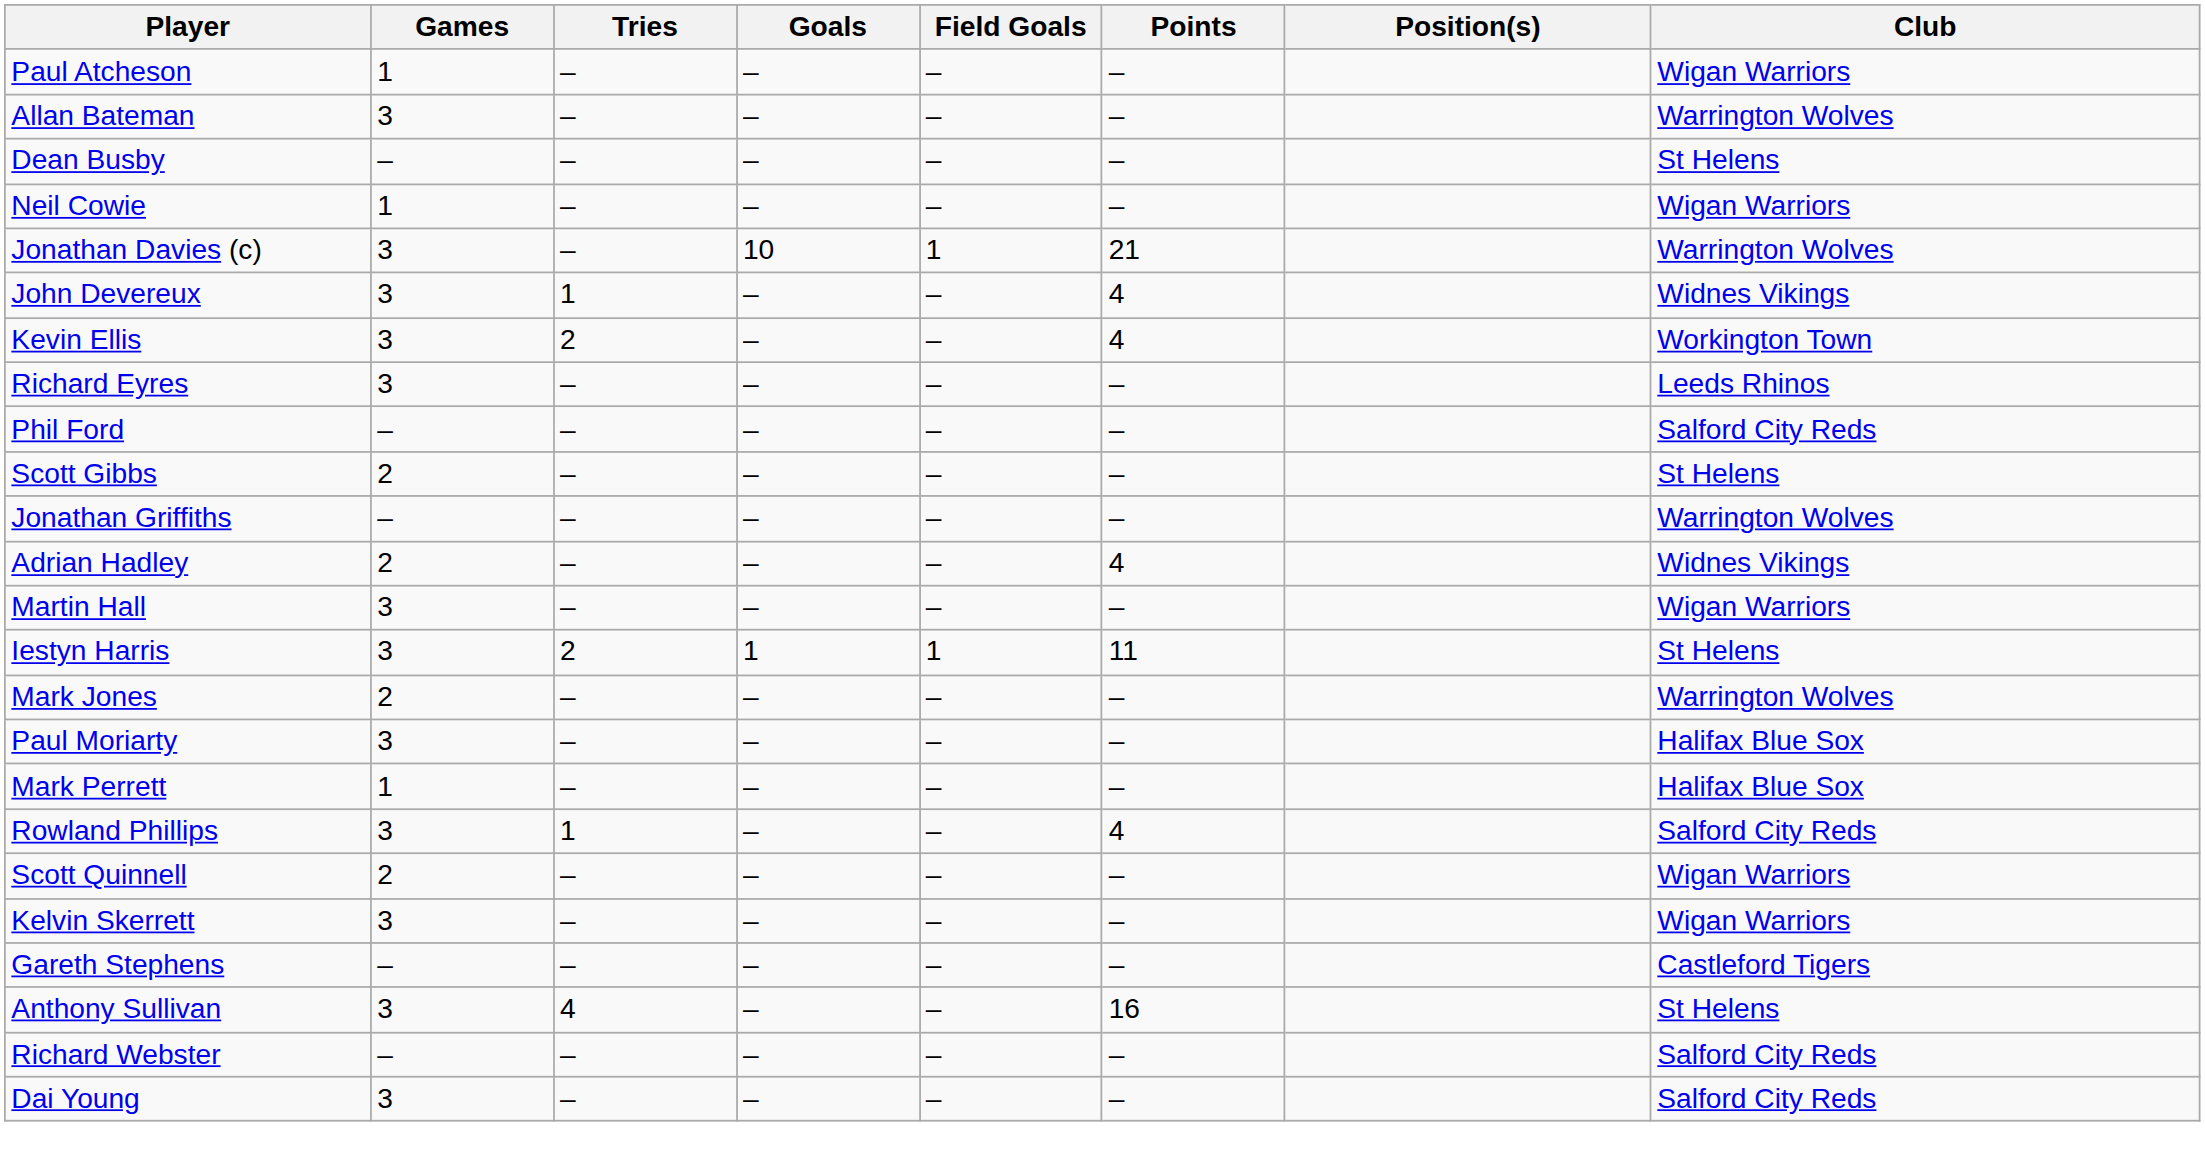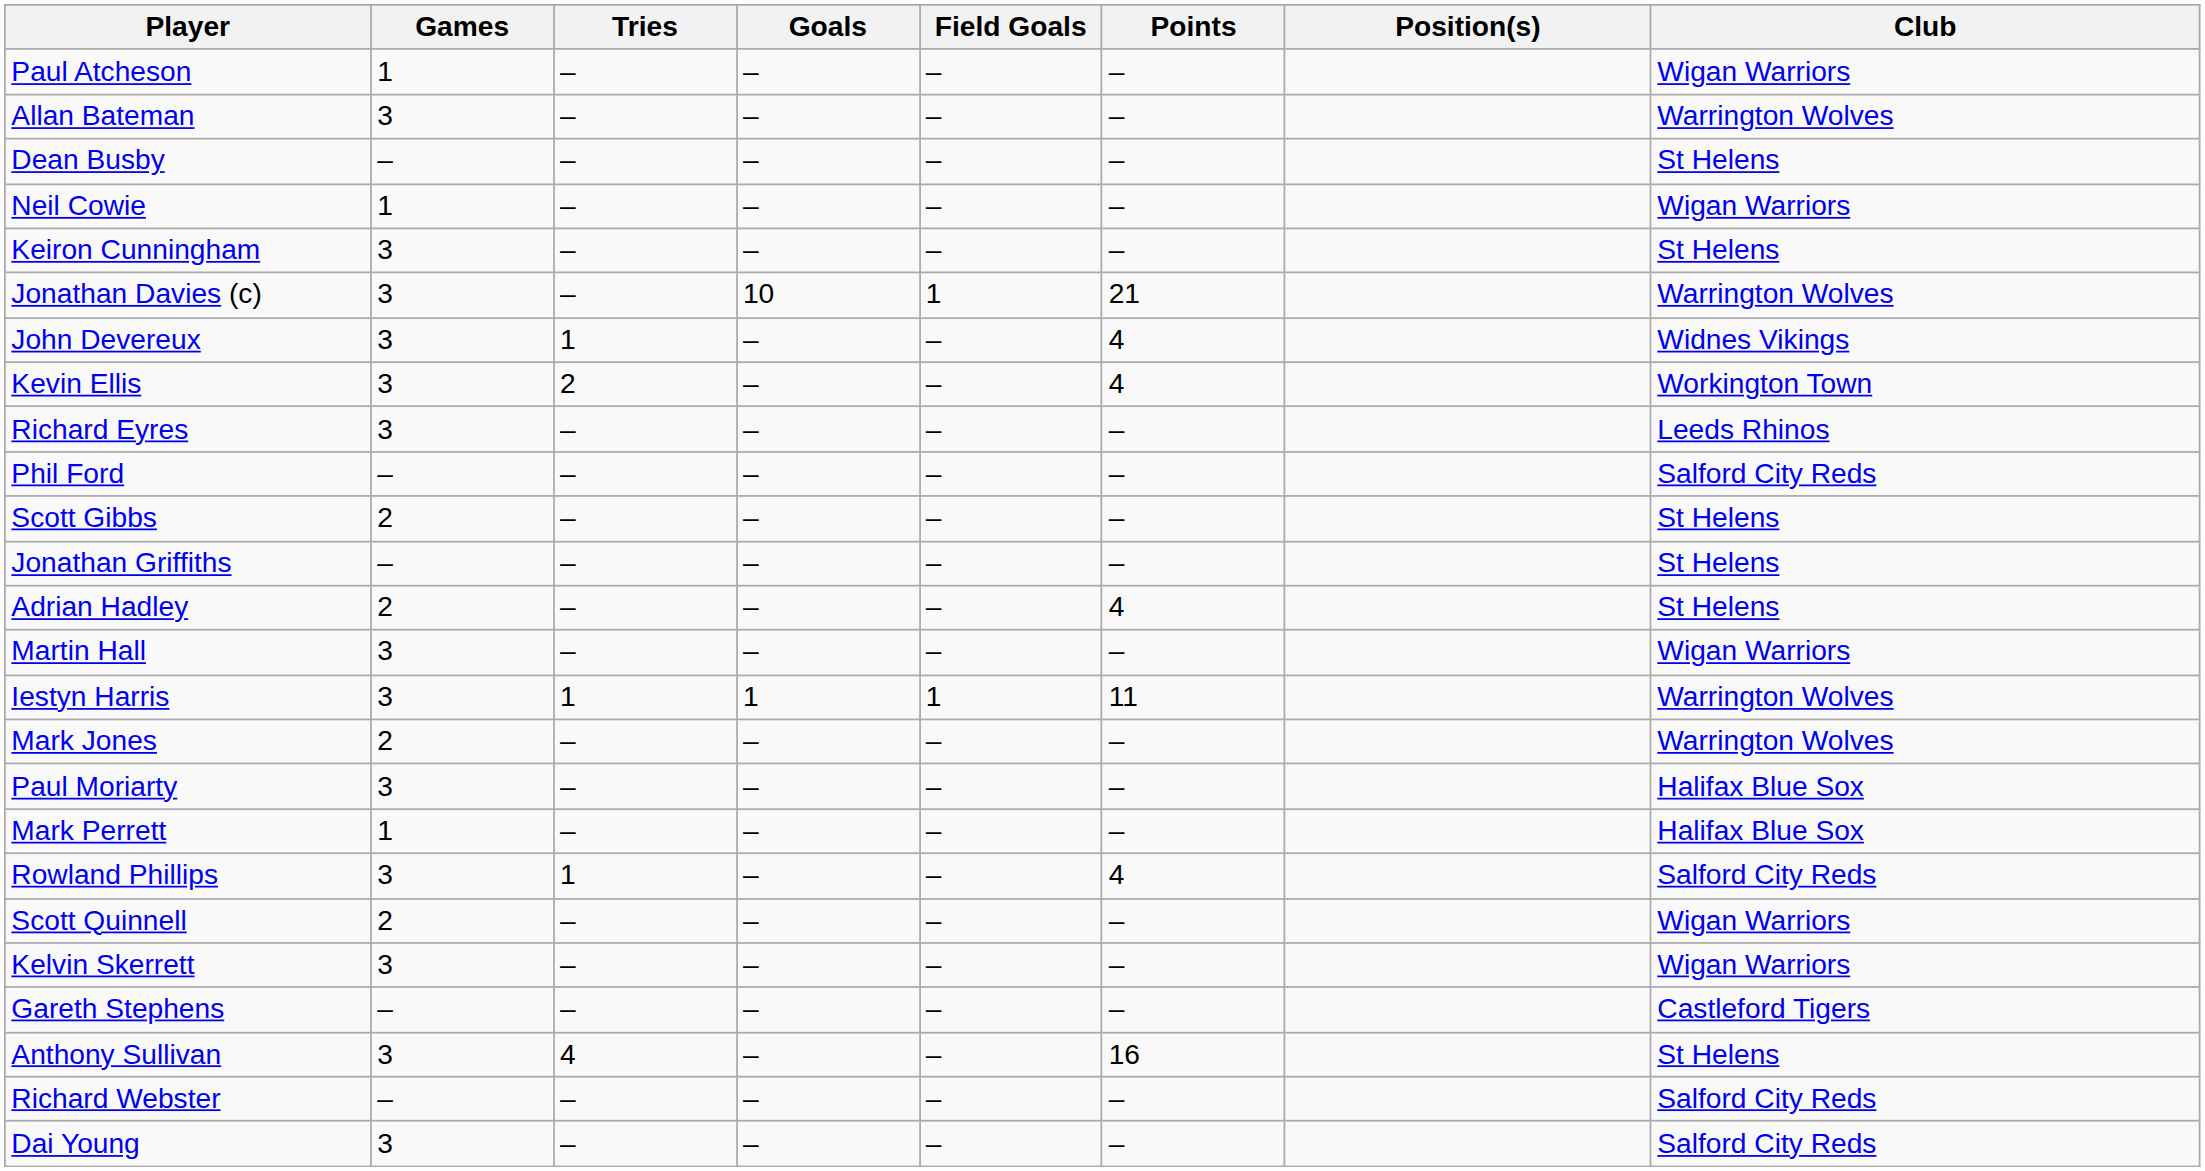+ row: (136, 250)
(1775, 518) Warrington Wolves -> (1718, 562) St Helens
(1753, 562) Widnes Vikings -> (1718, 607) St Helens
(568, 652) 2 -> (568, 696) 1
(1718, 652) St Helens -> (1775, 696) Warrington Wolves
